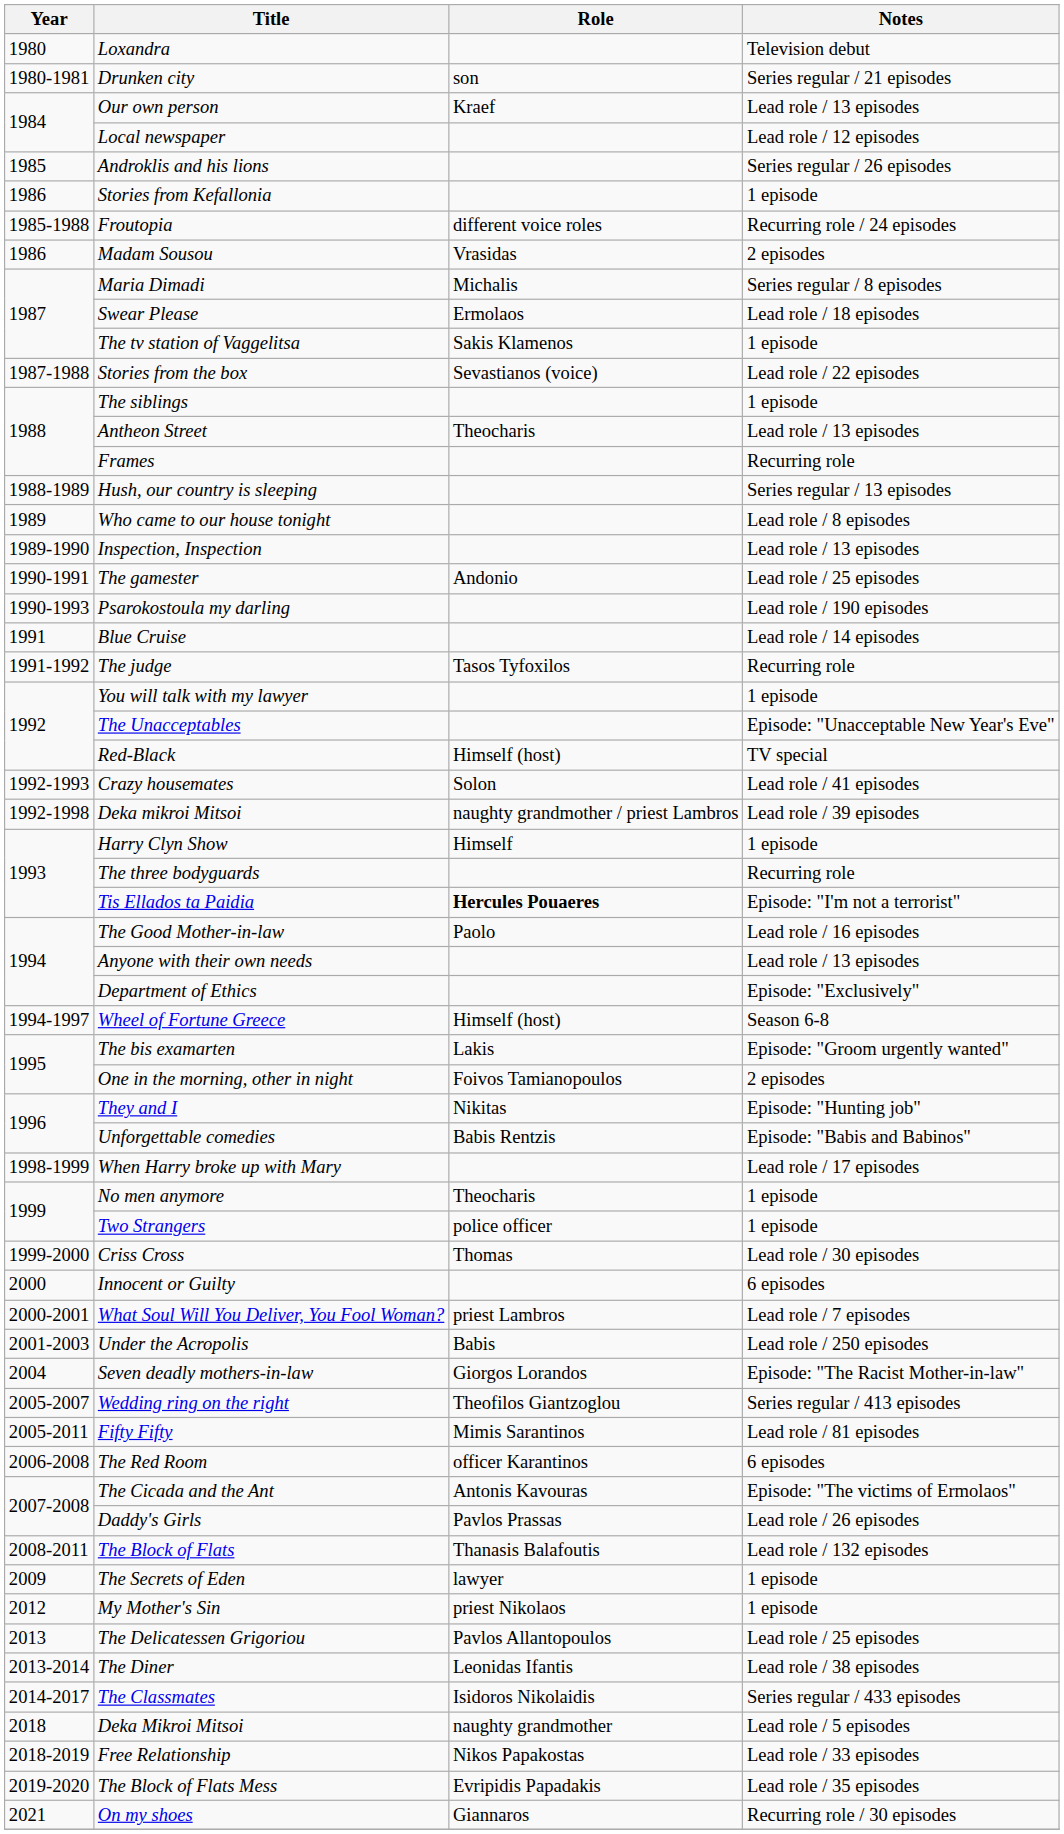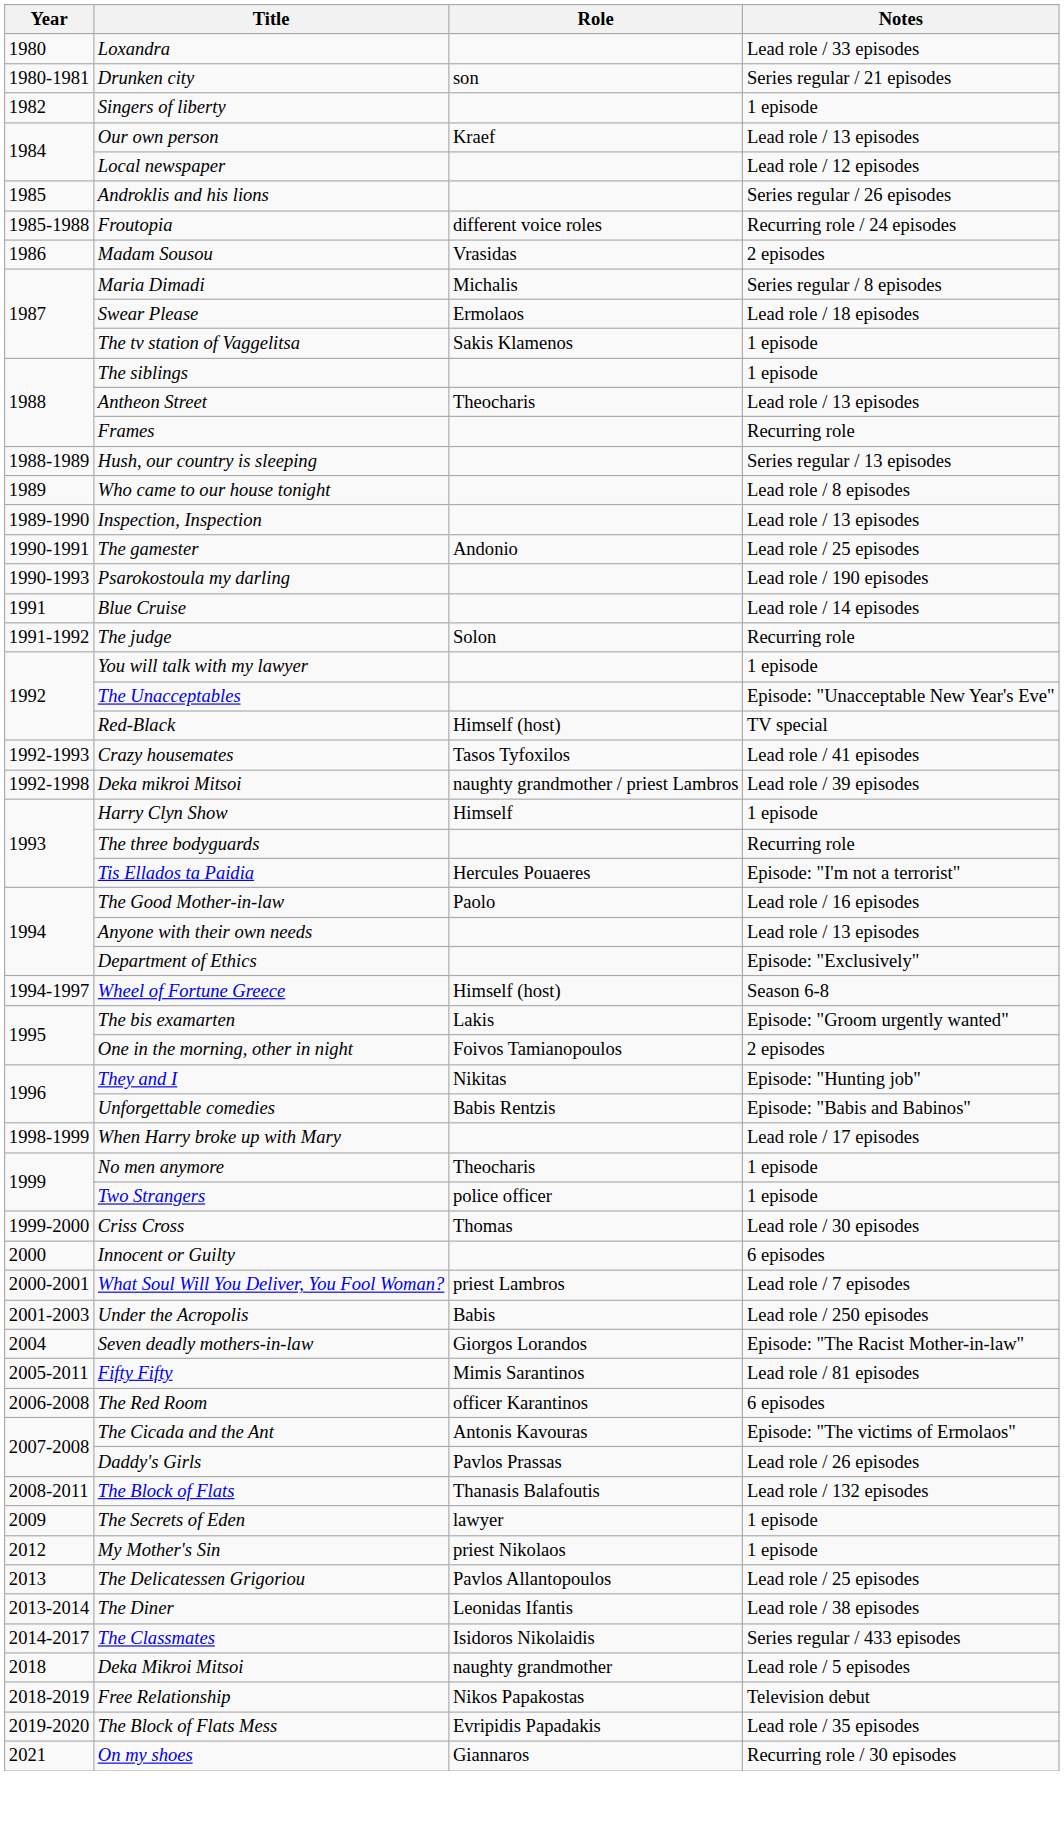(808, 48) Television debut -> (833, 48) Lead role / 33 episodes
+ row: (162, 107)
- row: (185, 195)
- row: (172, 372)
(511, 666) Tasos Tyfoxilos -> (475, 637) Solon
(475, 784) Solon -> (511, 755) Tasos Tyfoxilos
(526, 902) bold -> (522, 872) normal
- row: (193, 1402)
(833, 1755) Lead role / 33 episodes -> (808, 1697) Television debut
